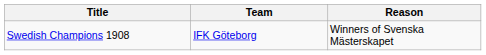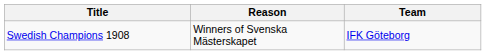columns swapped: (259, 12) <-> (404, 12)
